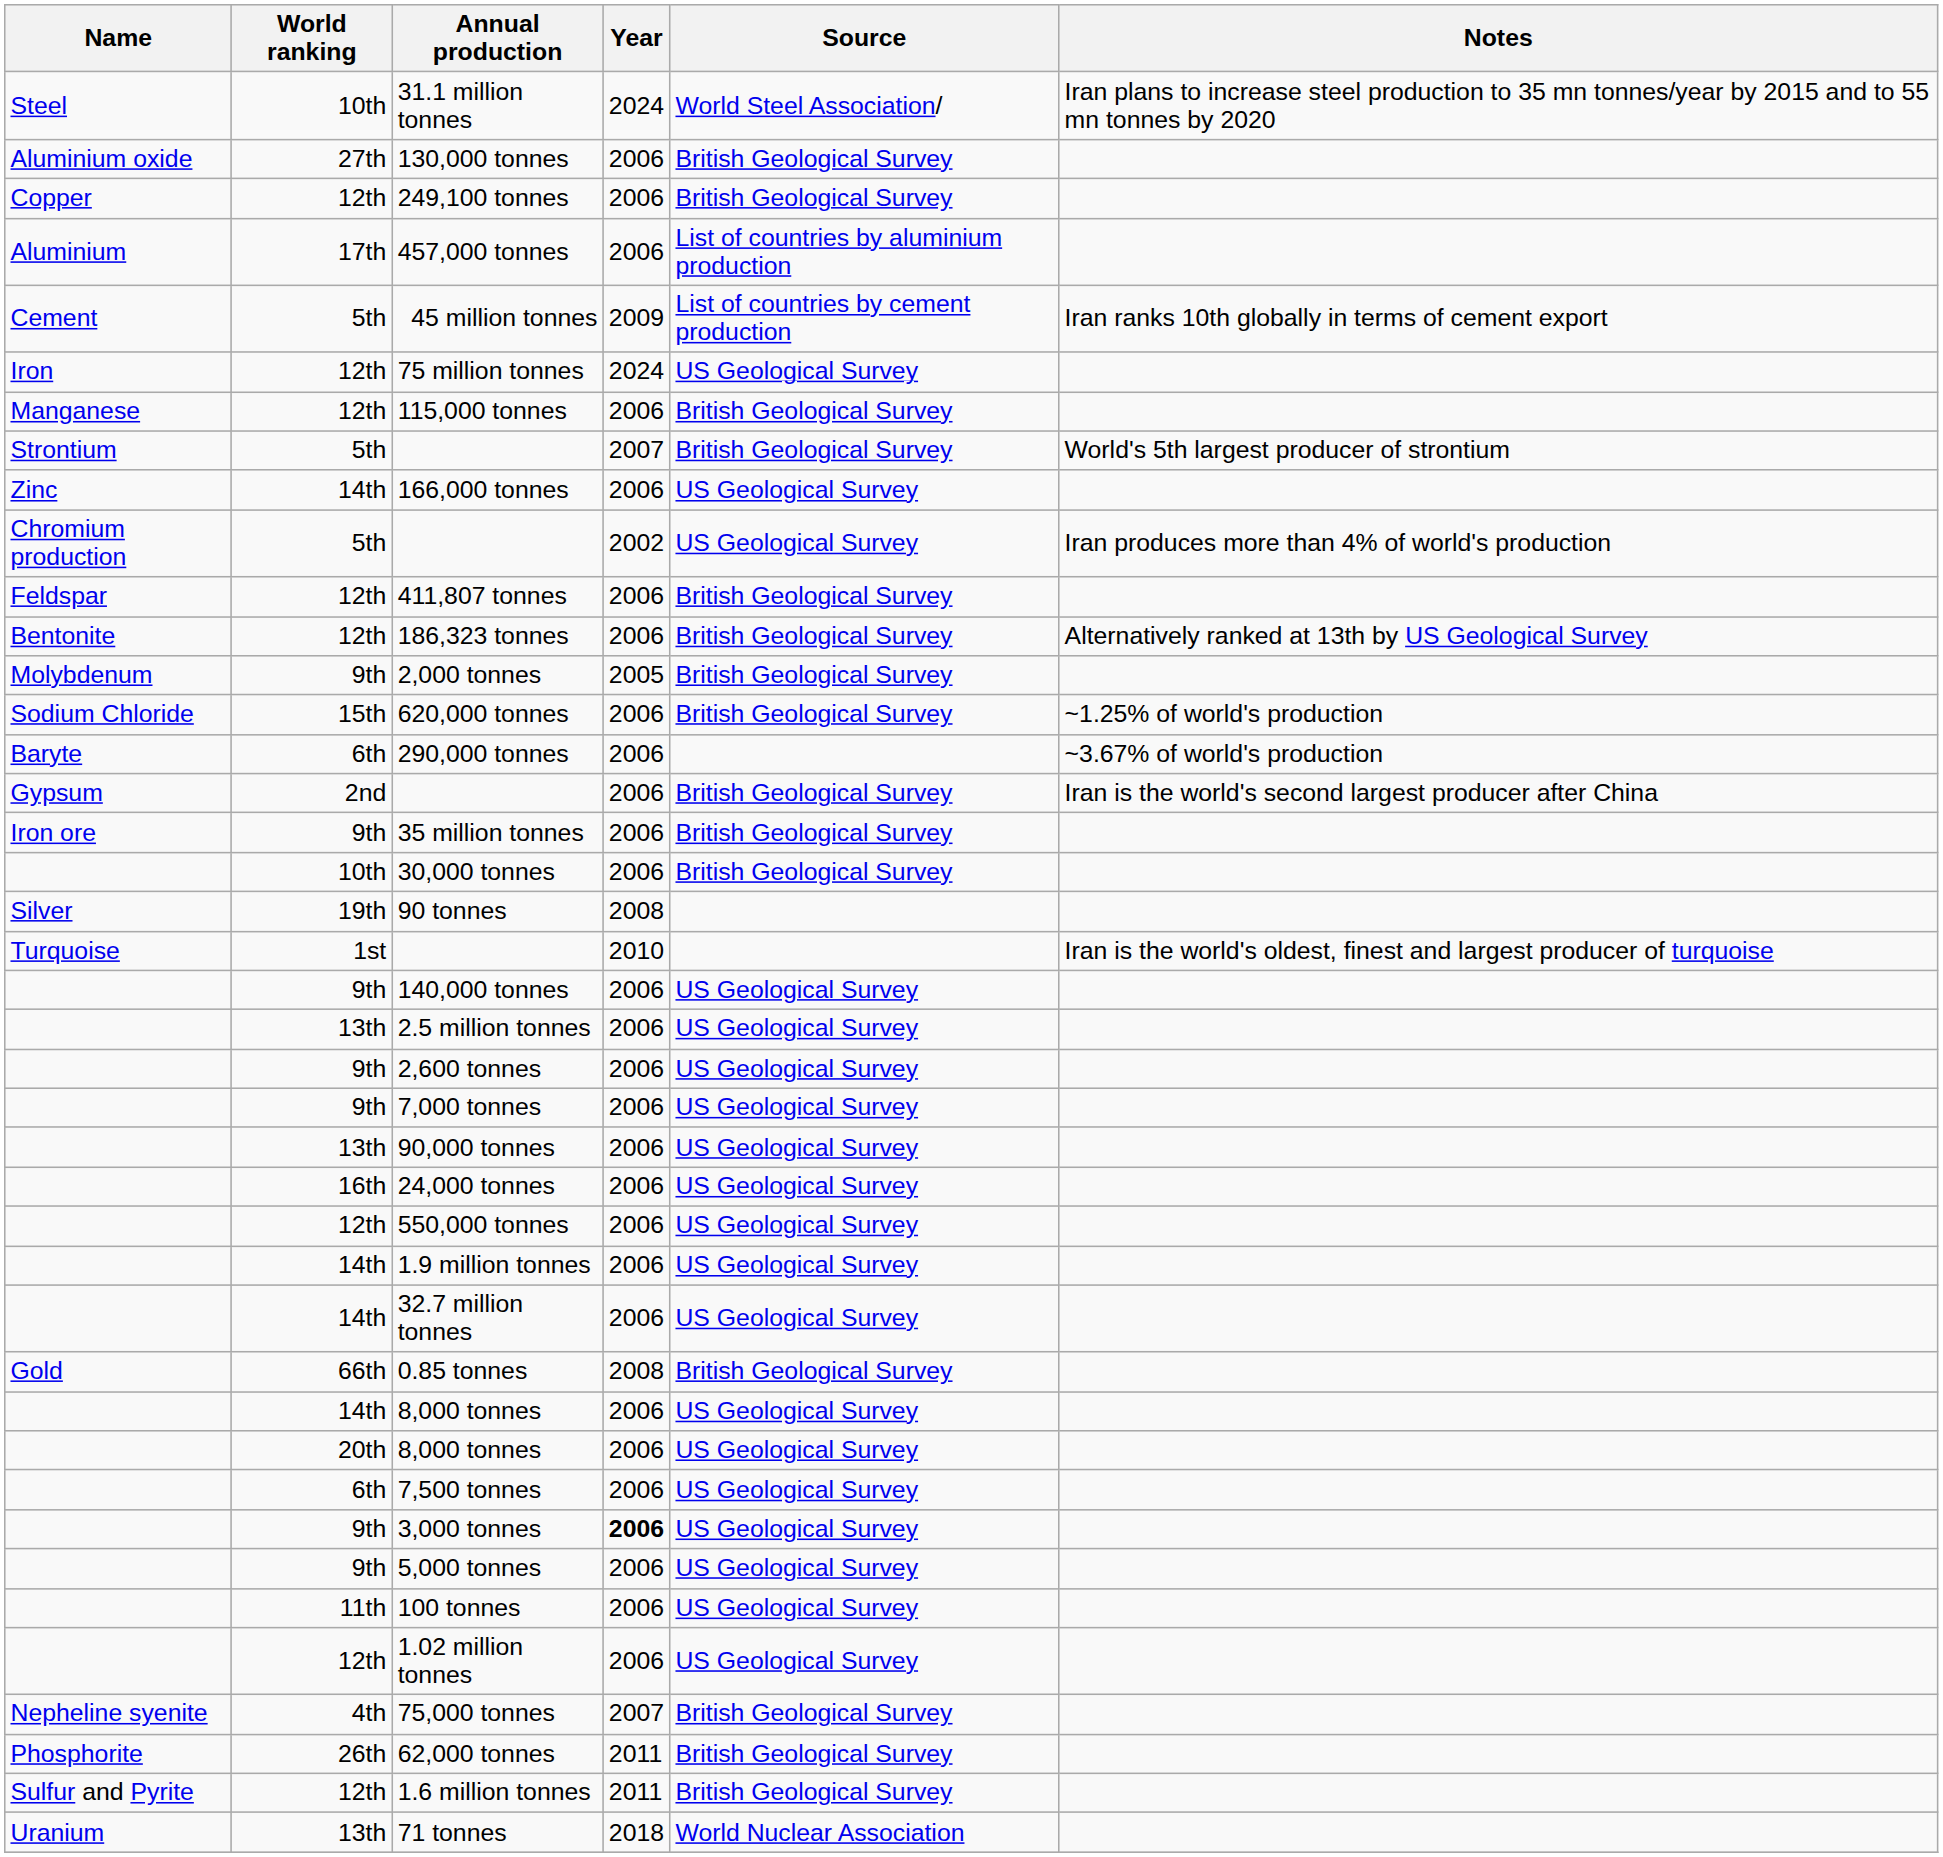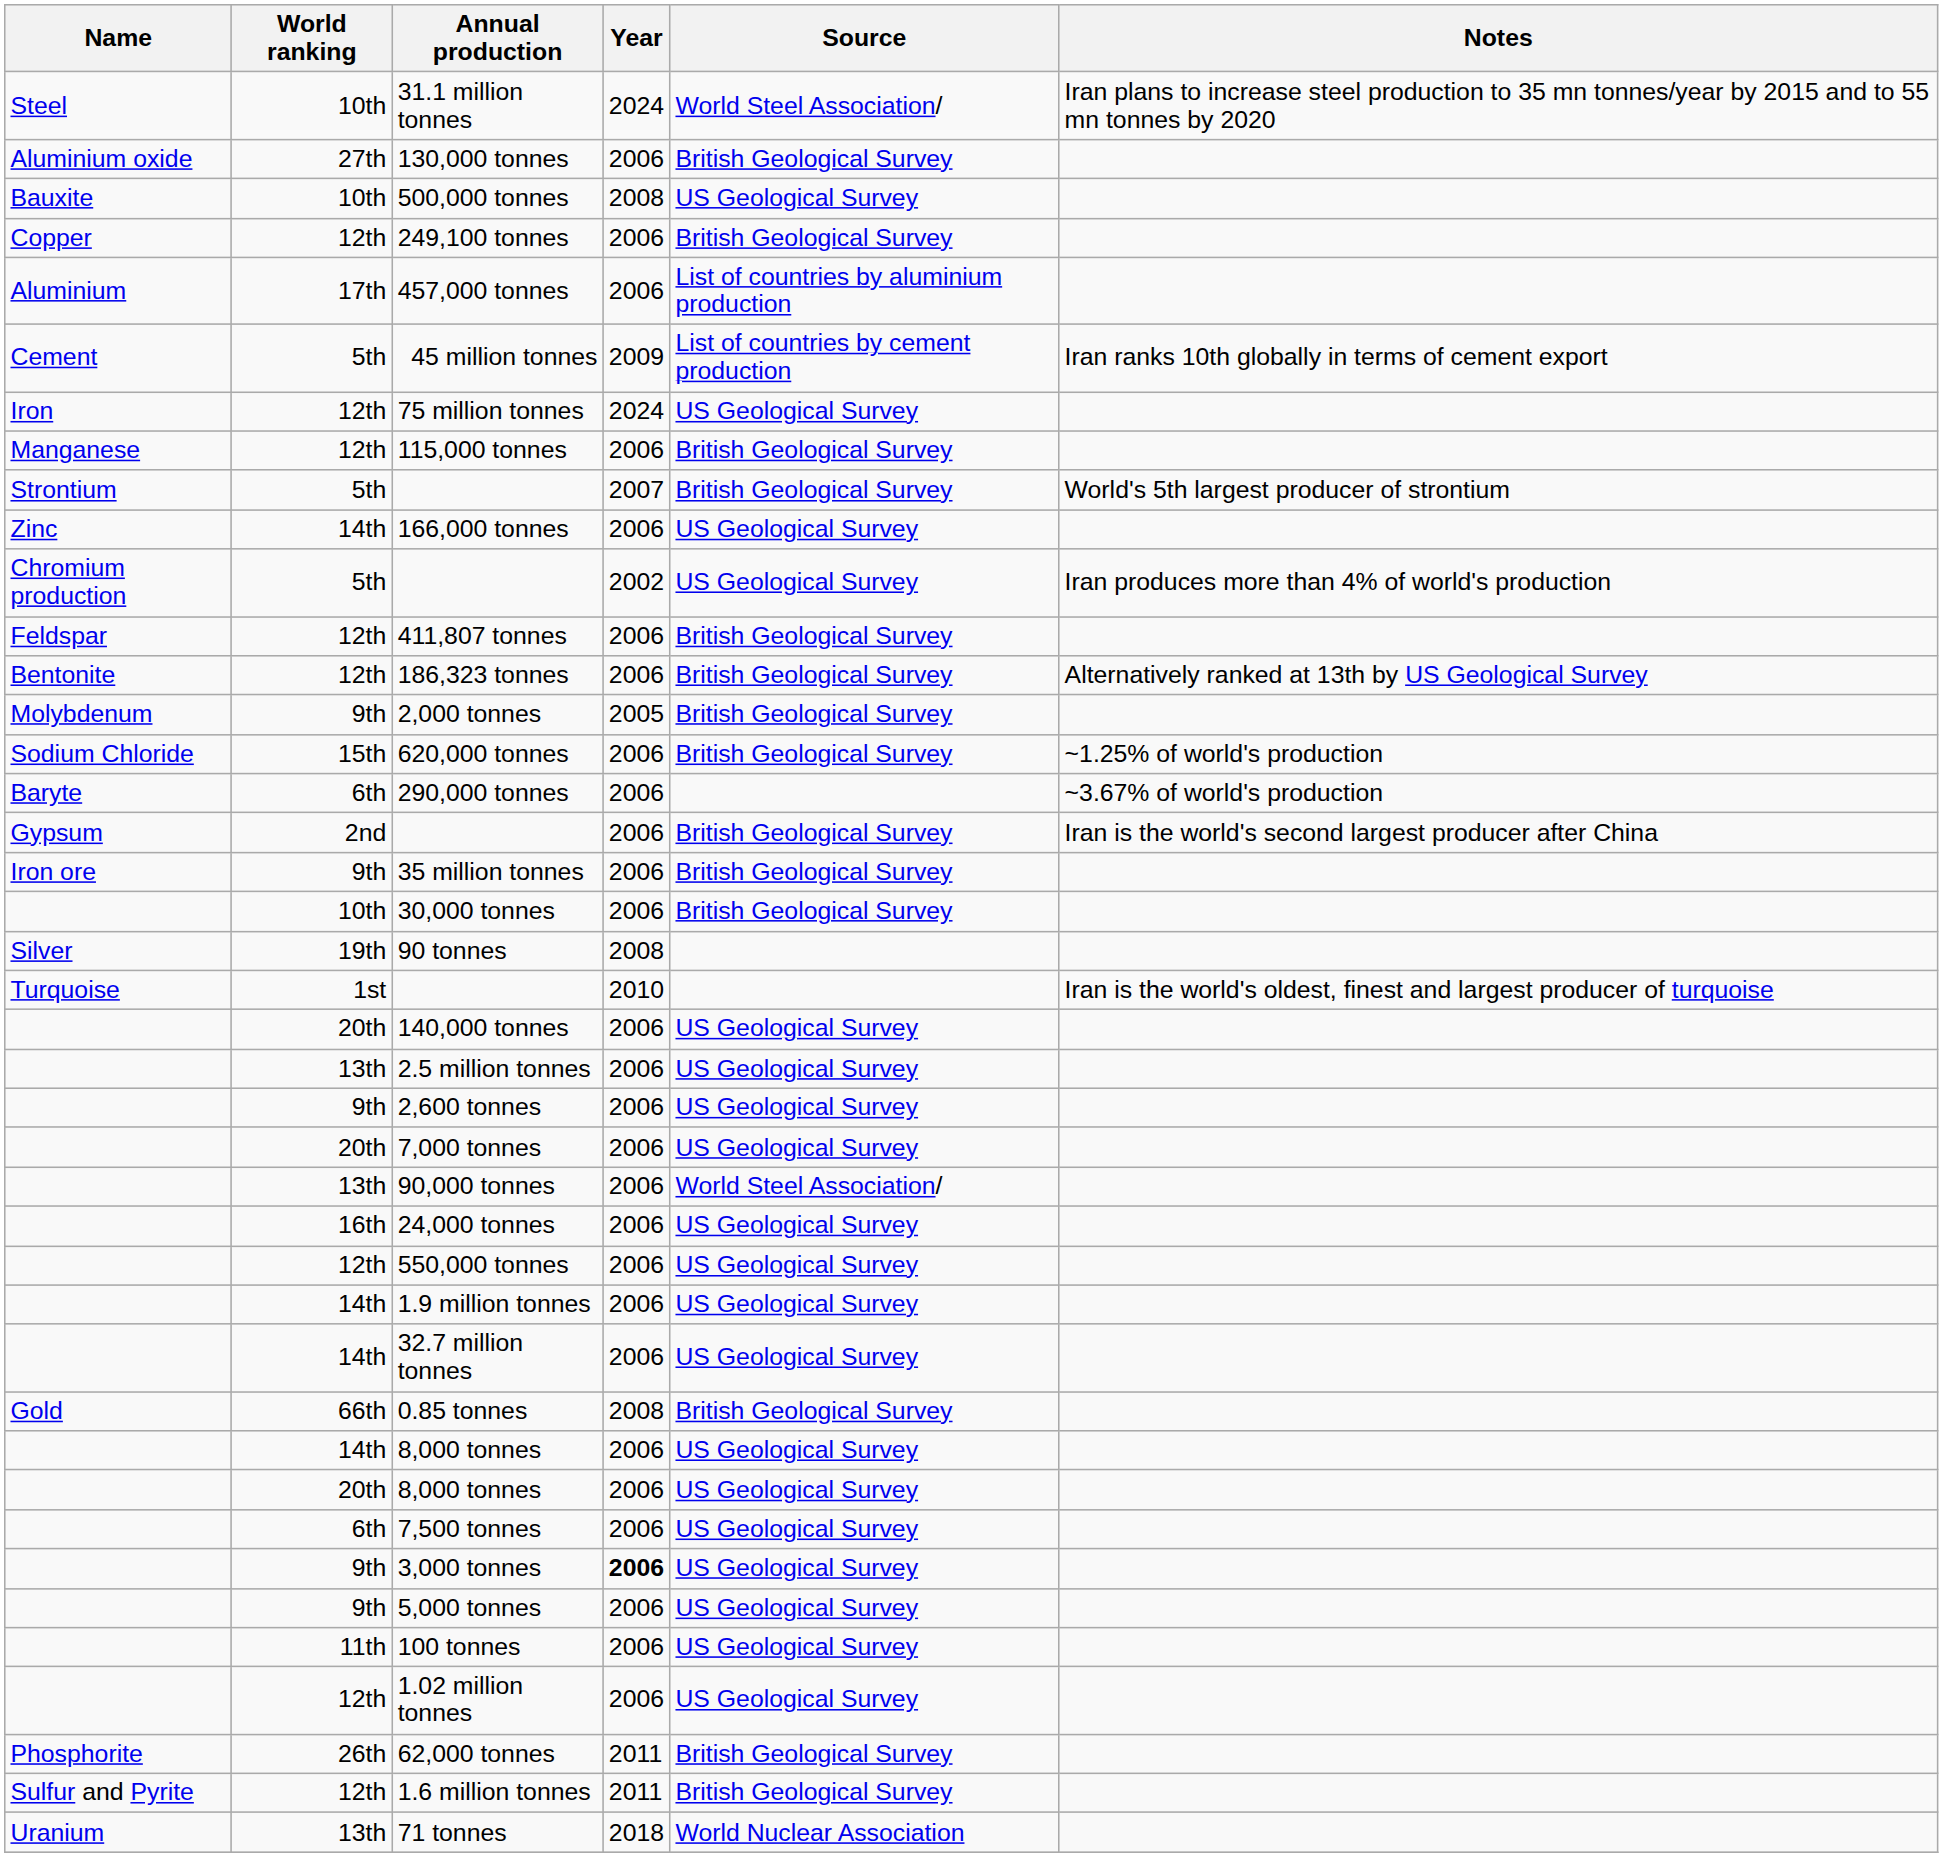+ row: (52, 197)
(369, 989) 9th -> (362, 1028) 20th
(369, 1107) 9th -> (362, 1146) 20th
(797, 1146) US Geological Survey -> (809, 1186) World Steel Association/
- row: (109, 1714)
